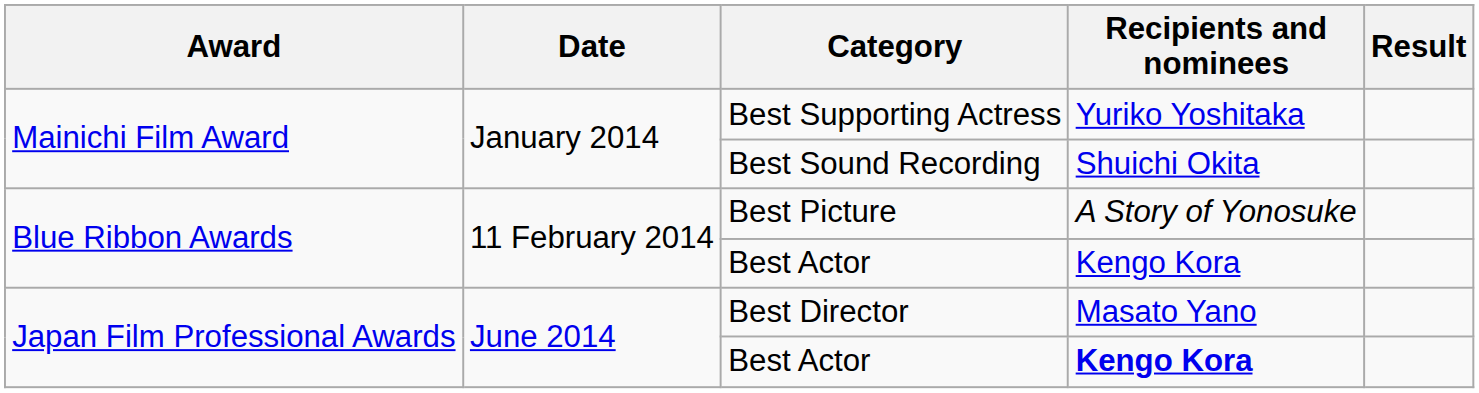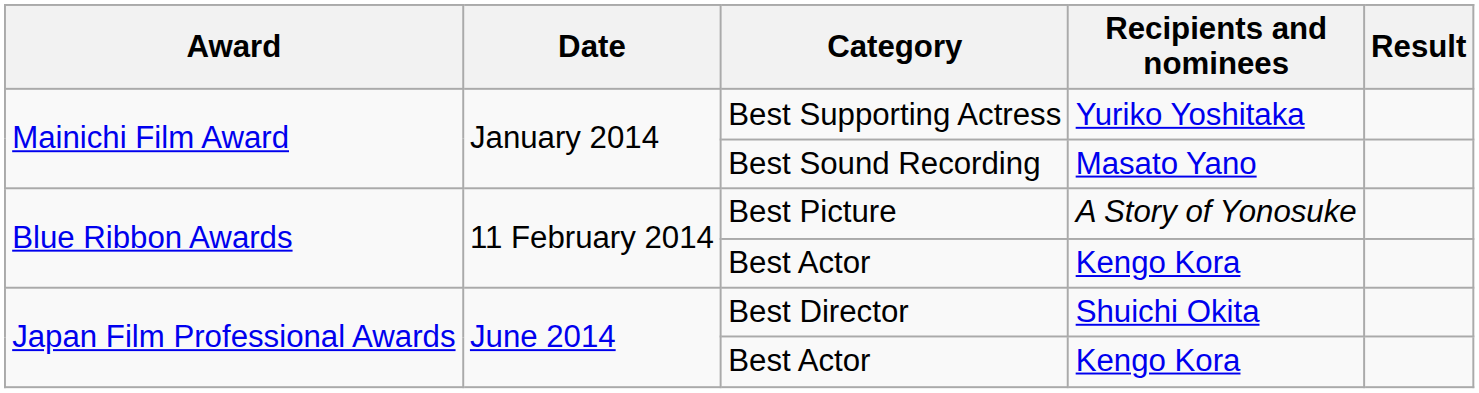(1168, 163) Shuichi Okita -> (1166, 163) Masato Yano
(1166, 311) Masato Yano -> (1168, 311) Shuichi Okita
(1164, 361) bold -> (1158, 361) normal
